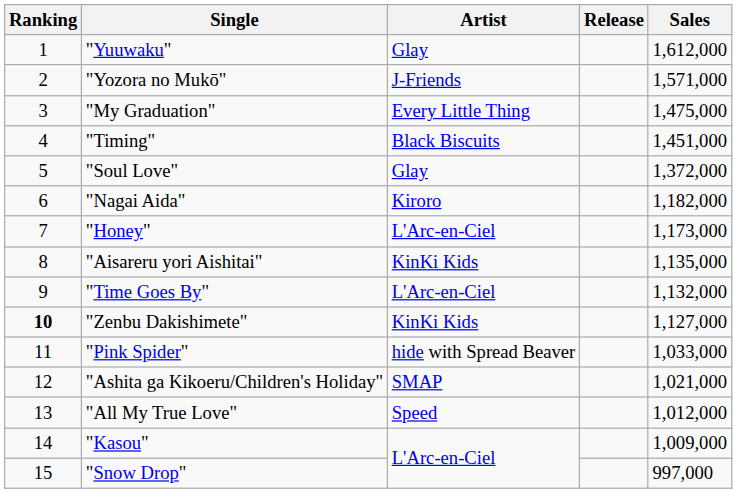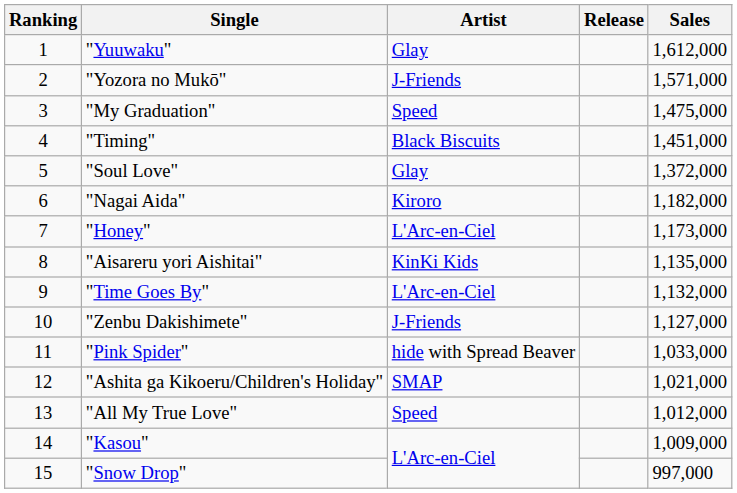(461, 109) Every Little Thing -> (415, 109) Speed
(43, 321) bold -> (43, 321) normal
(435, 321) KinKi Kids -> (426, 321) J-Friends
